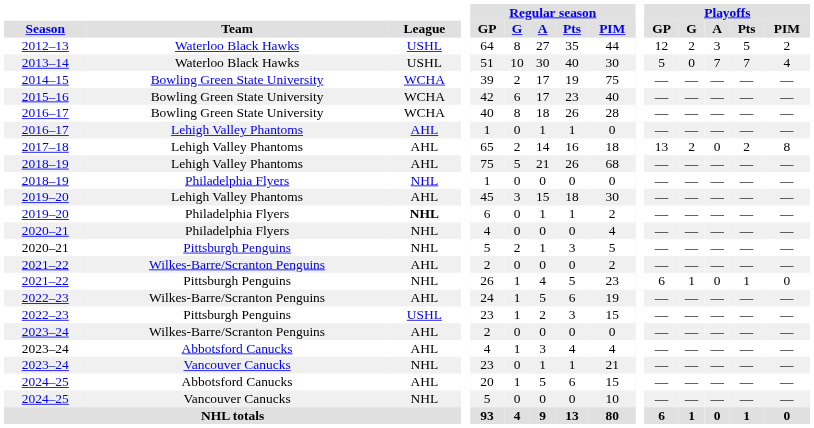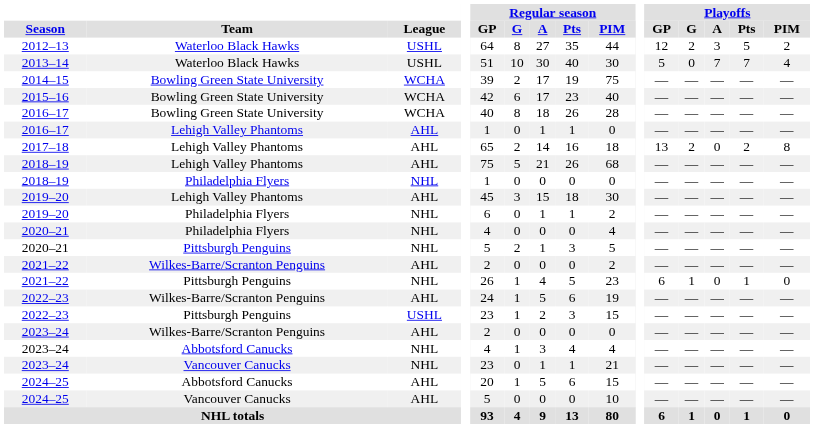(424, 214) bold -> (424, 214) normal
(424, 348) AHL -> (424, 348) NHL
(424, 398) NHL -> (424, 398) AHL
